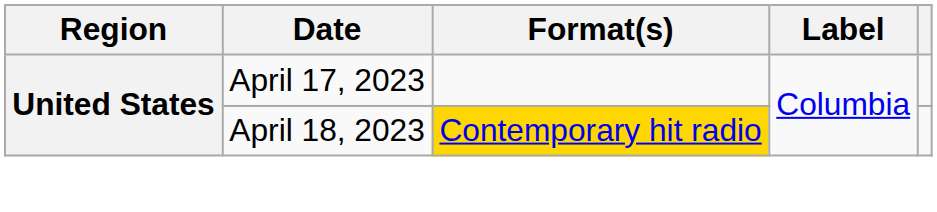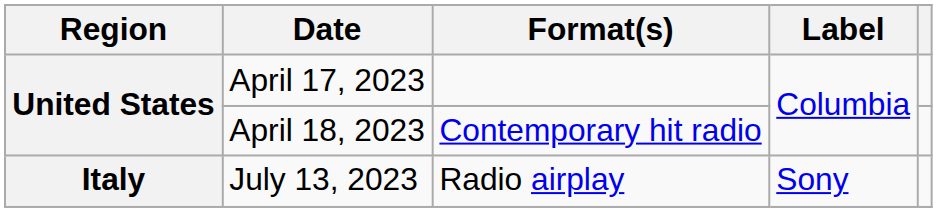(601, 130) gold background -> (601, 130) no background
+ row: (324, 180)
